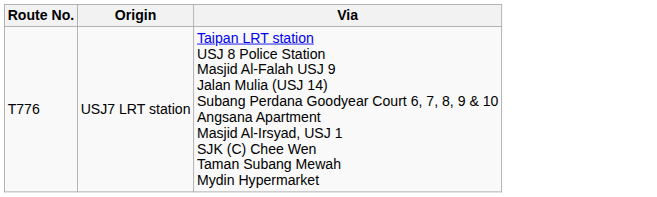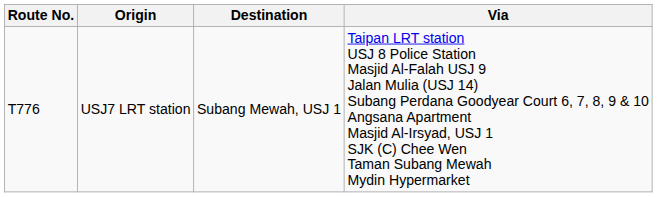+ column: (269, 15)
